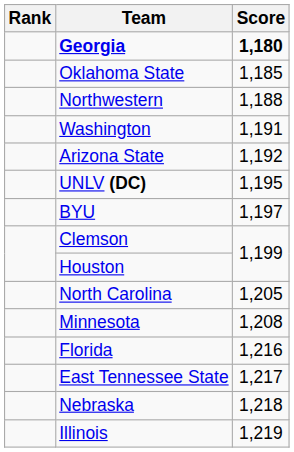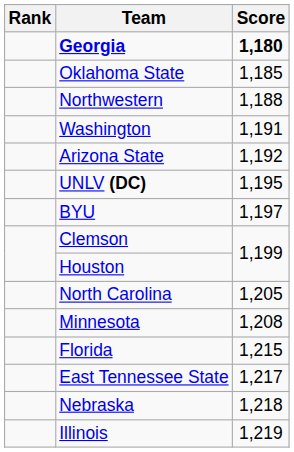(261, 350) 1,216 -> (261, 350) 1,215
